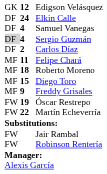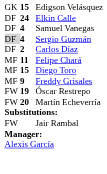(25, 7) 12 -> (25, 7) 15
- row: (65, 70)
(25, 112) 22 -> (25, 102) 20
- row: (69, 144)
